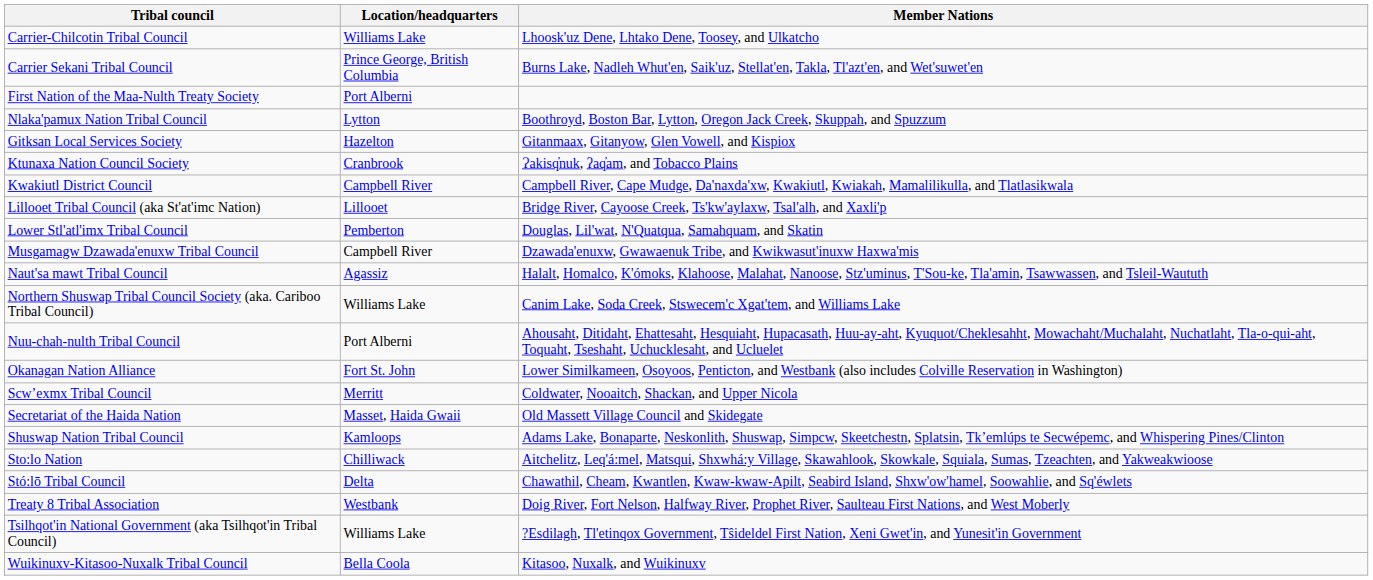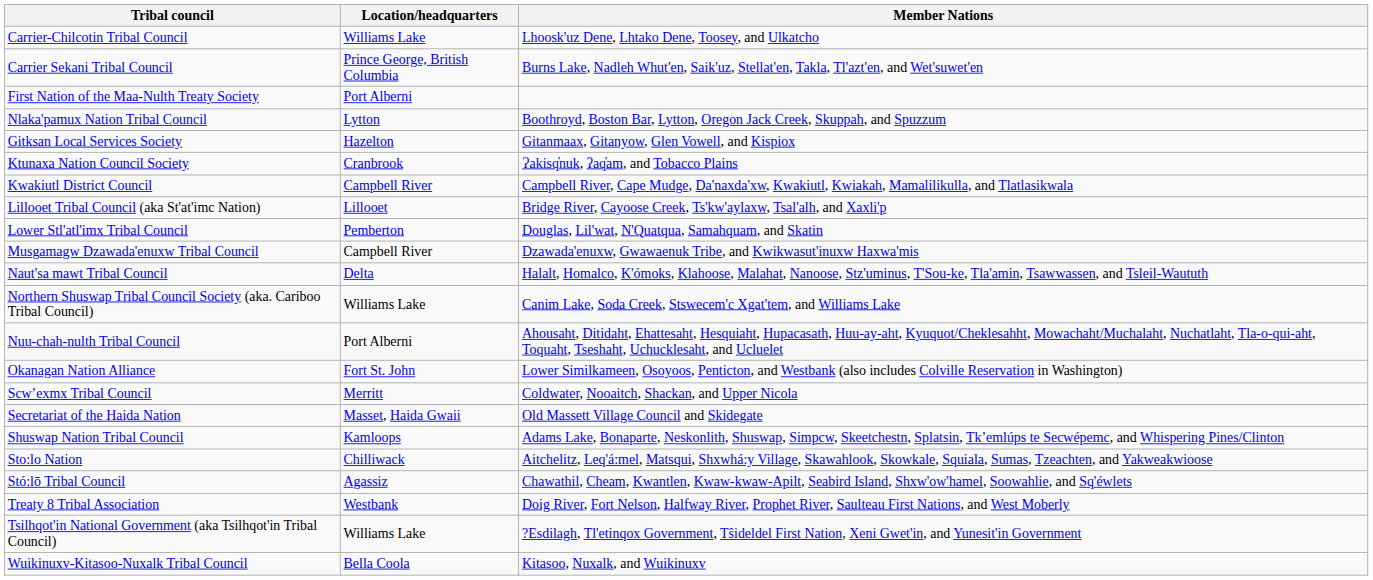(366, 274) Agassiz -> (359, 274) Delta
(359, 481) Delta -> (366, 481) Agassiz
